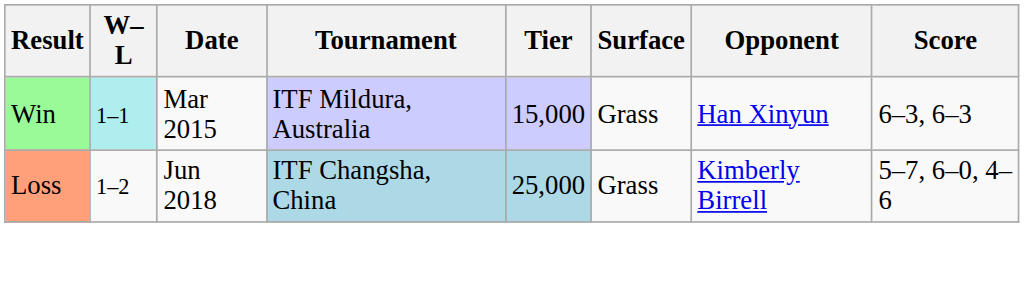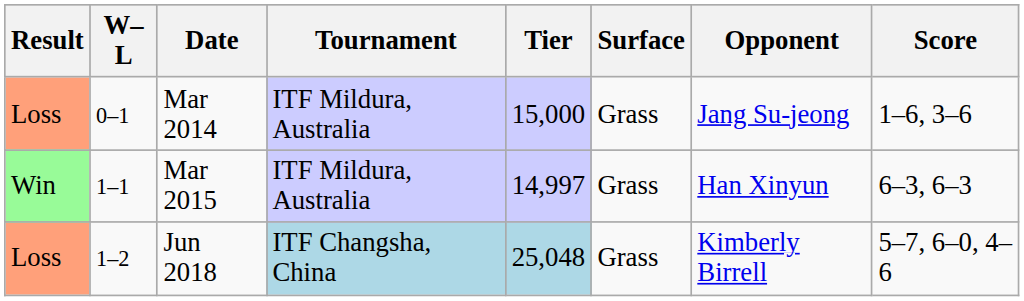+ row: (190, 113)
(113, 114) paleturquoise background -> (113, 187) no background
(548, 113) 15,000 -> (548, 185) 14,997
(548, 185) 25,000 -> (548, 258) 25,048
